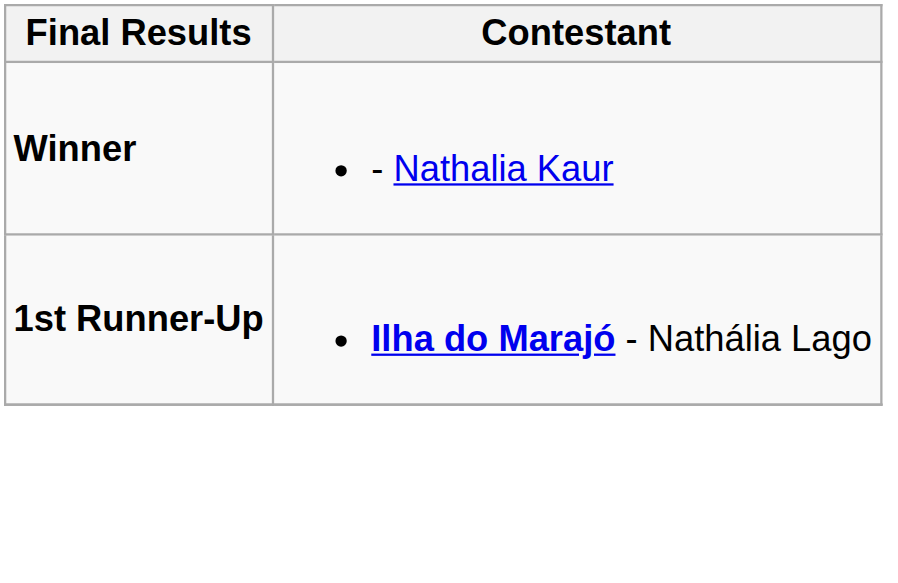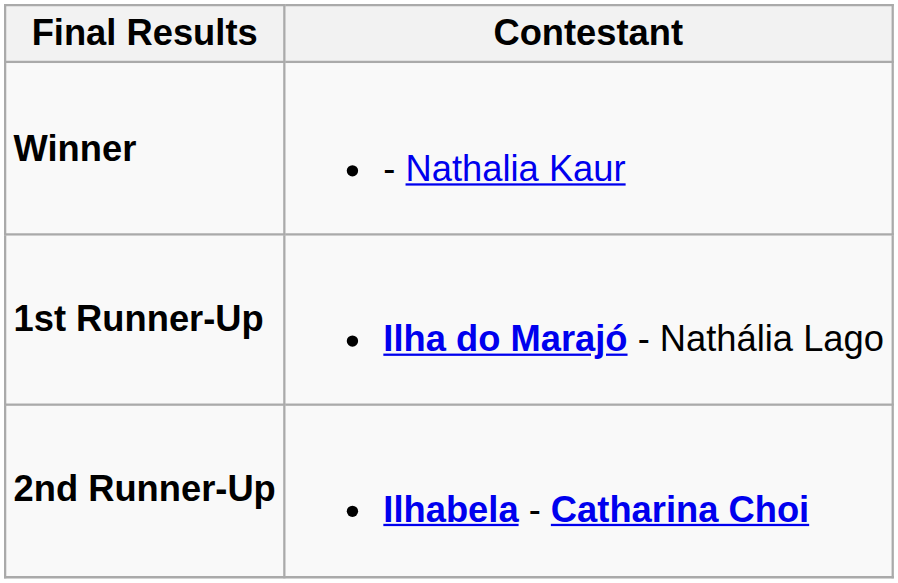+ row: (145, 489)
